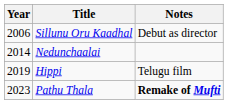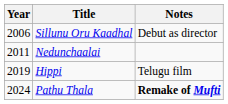(19, 52) 2014 -> (18, 52) 2011
(19, 90) 2023 -> (19, 90) 2024
